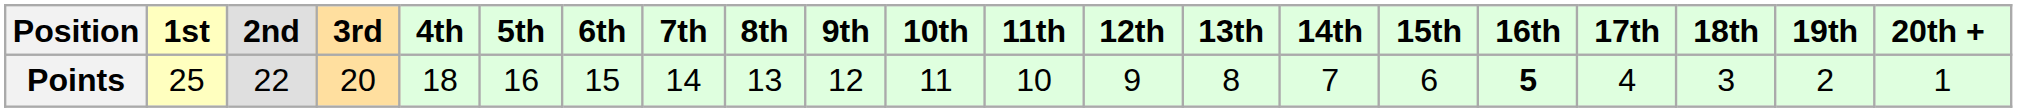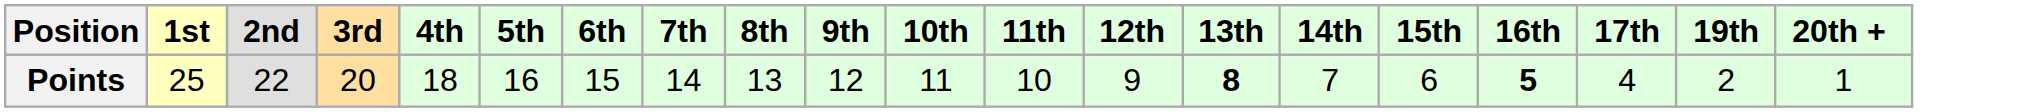- column: (1726, 30)
(1231, 81) normal -> (1231, 81) bold
